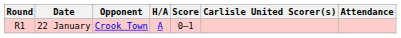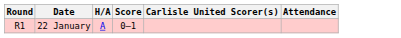- column: (121, 12)
